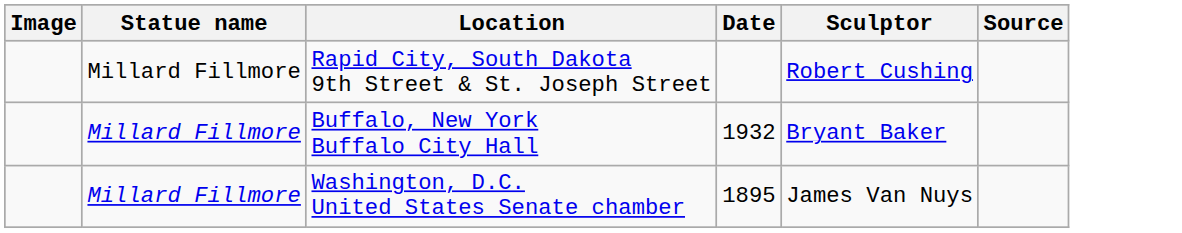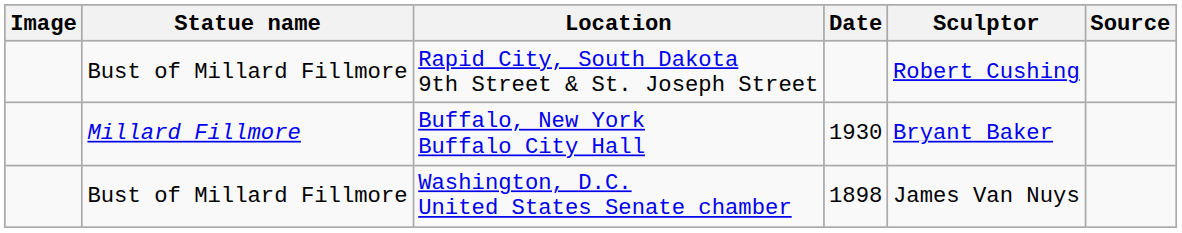(194, 72) Millard Fillmore -> (248, 72) Bust of Millard Fillmore
(749, 134) 1932 -> (856, 134) 1930
(194, 196) Millard Fillmore -> (248, 196) Bust of Millard Fillmore
(749, 196) 1895 -> (856, 196) 1898
